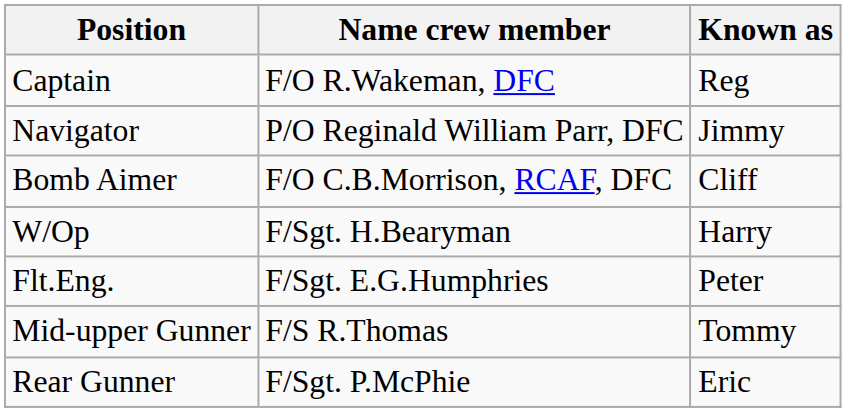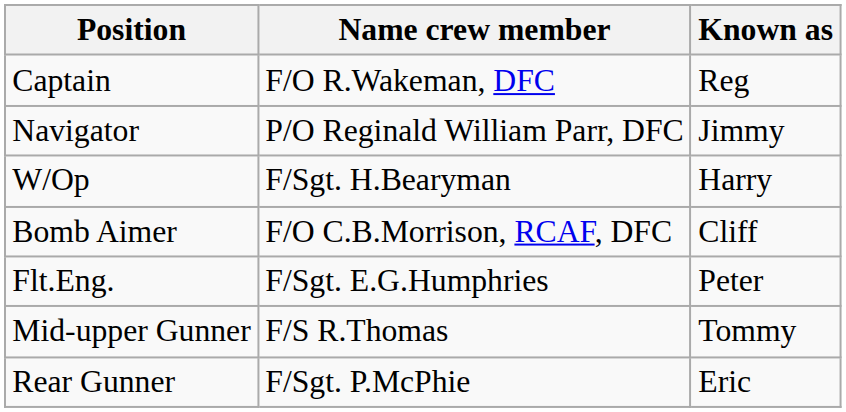rows swapped: (95, 180) <-> (51, 230)
